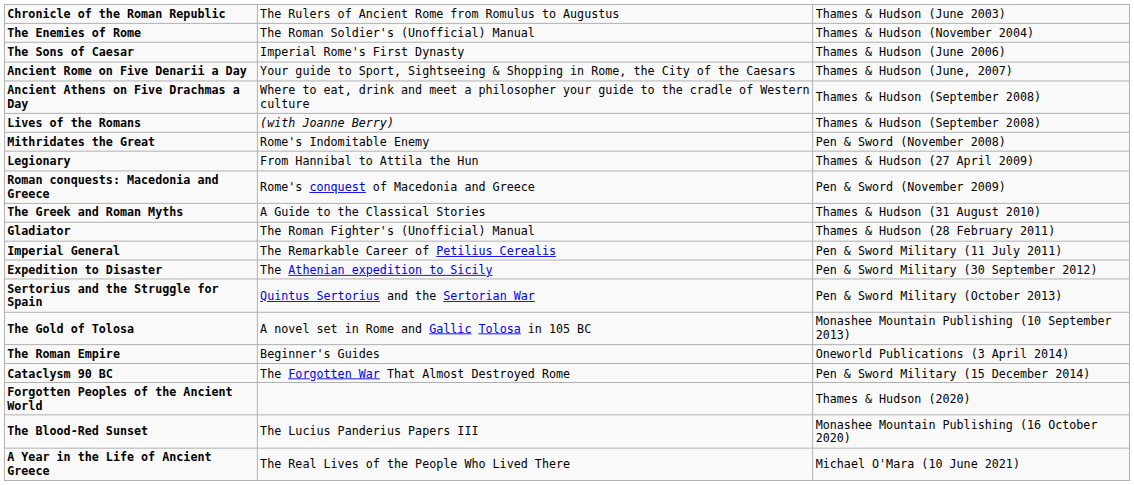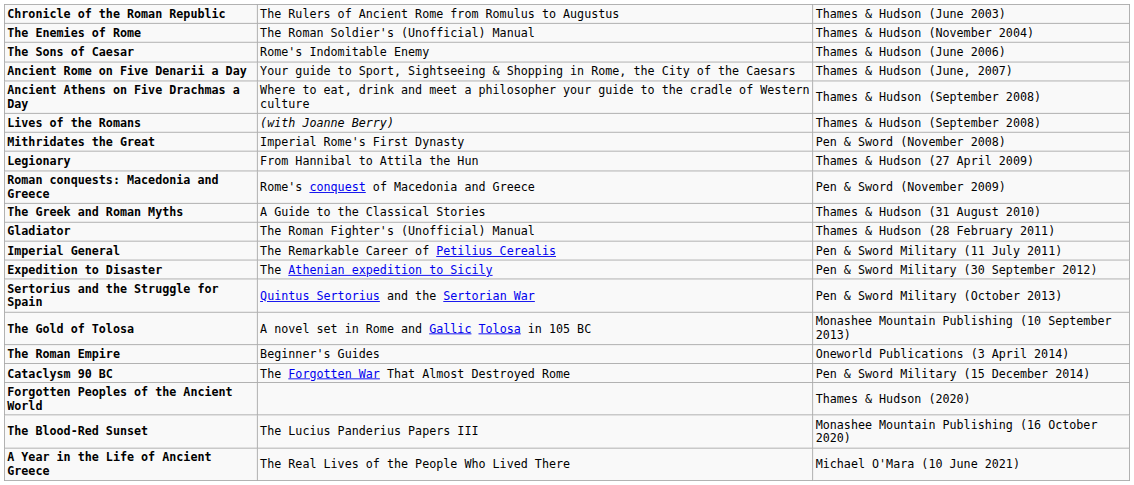(362, 52) Imperial Rome's First Dynasty -> (345, 52) Rome's Indomitable Enemy
(345, 142) Rome's Indomitable Enemy -> (362, 142) Imperial Rome's First Dynasty
